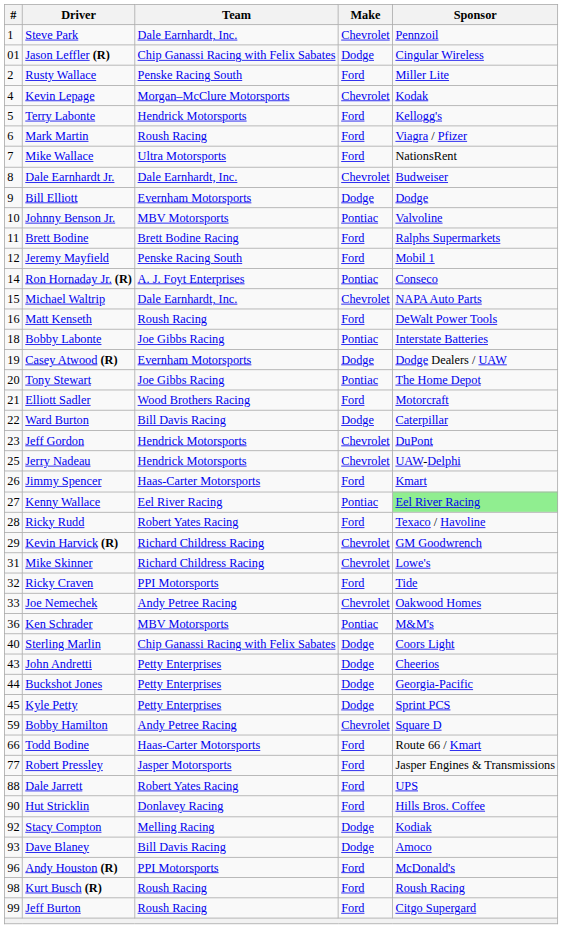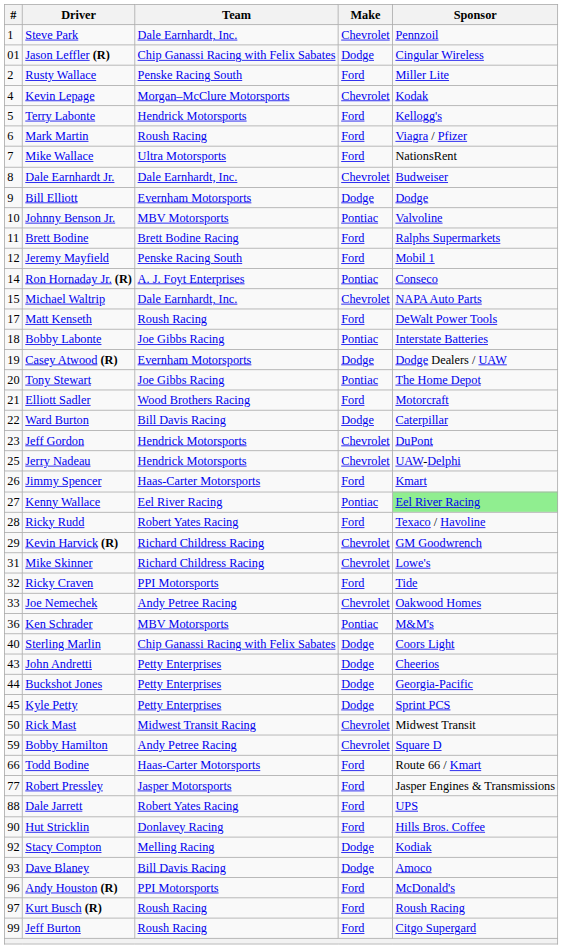(13, 319) 16 -> (13, 319) 17
+ row: (51, 725)
(13, 887) 98 -> (13, 908) 97
